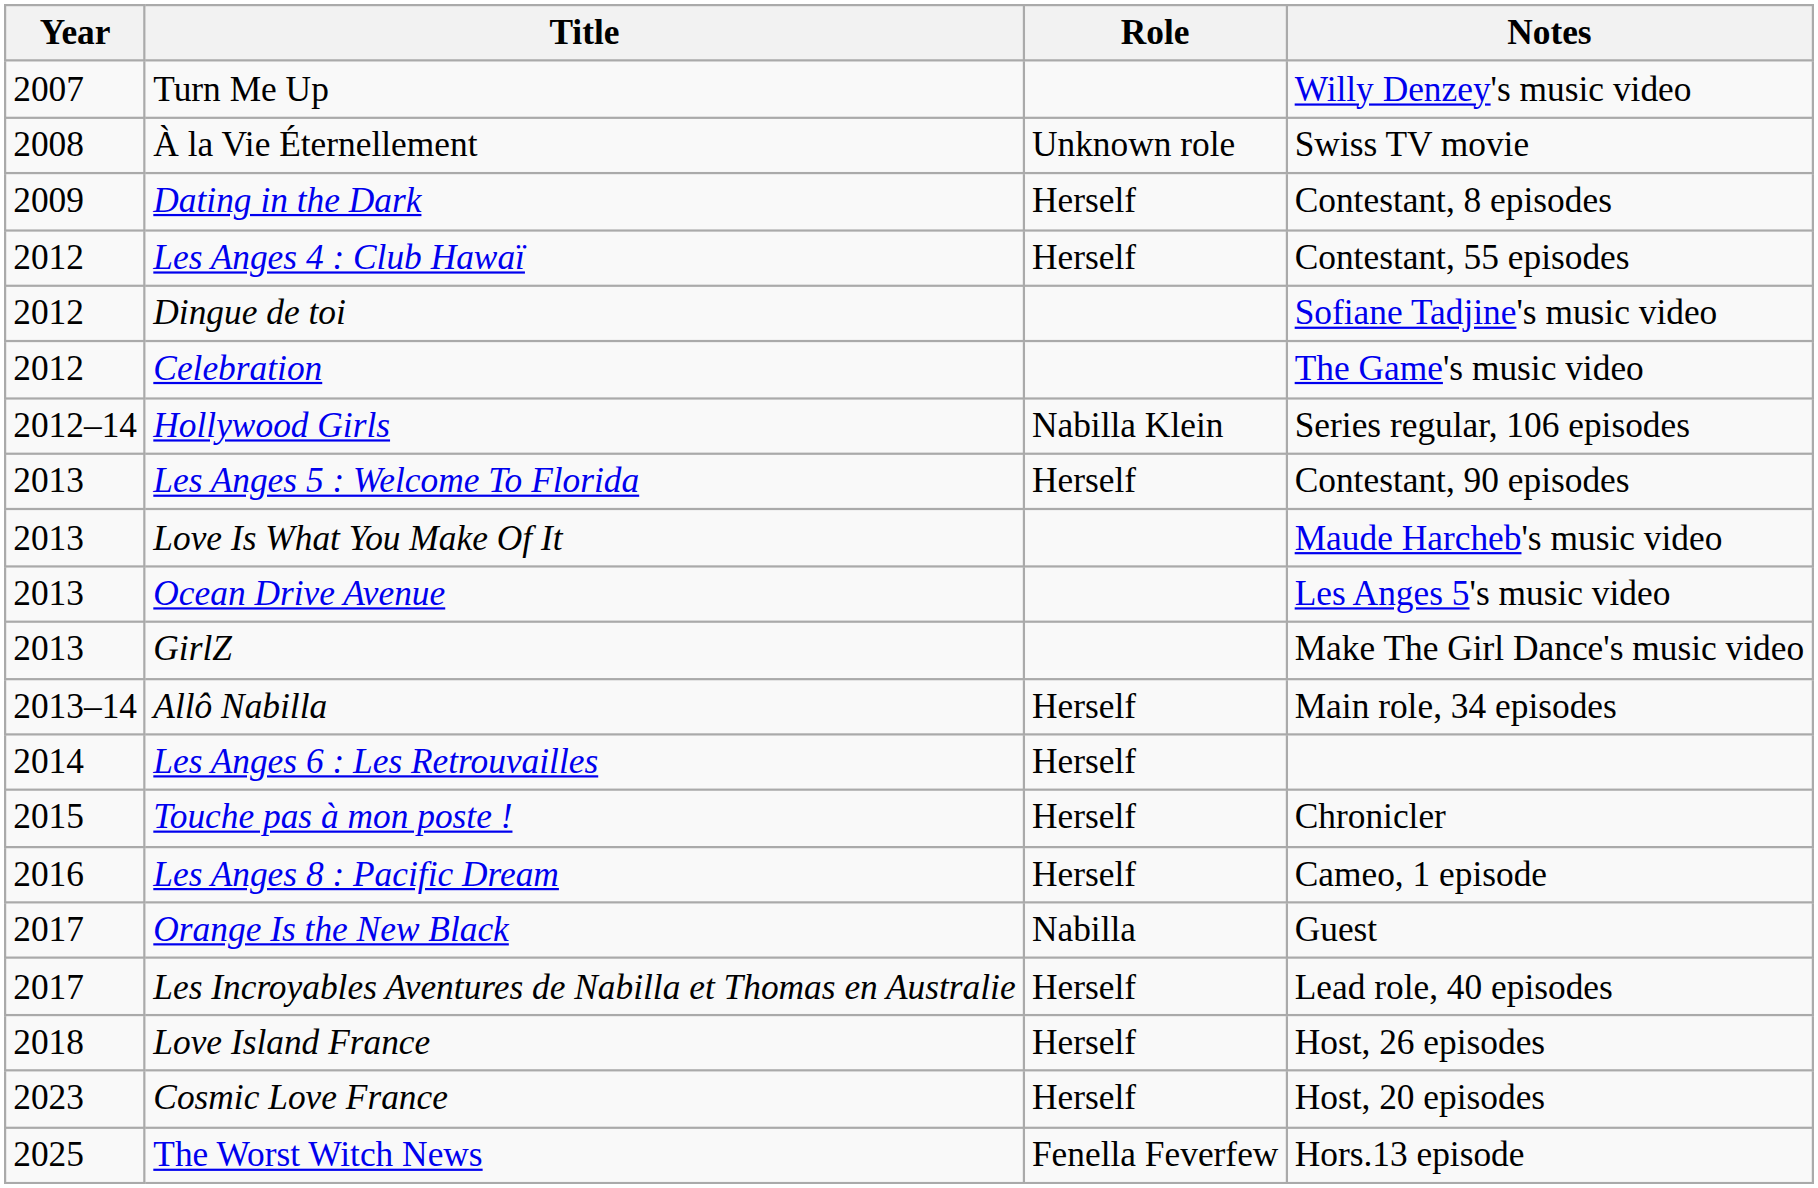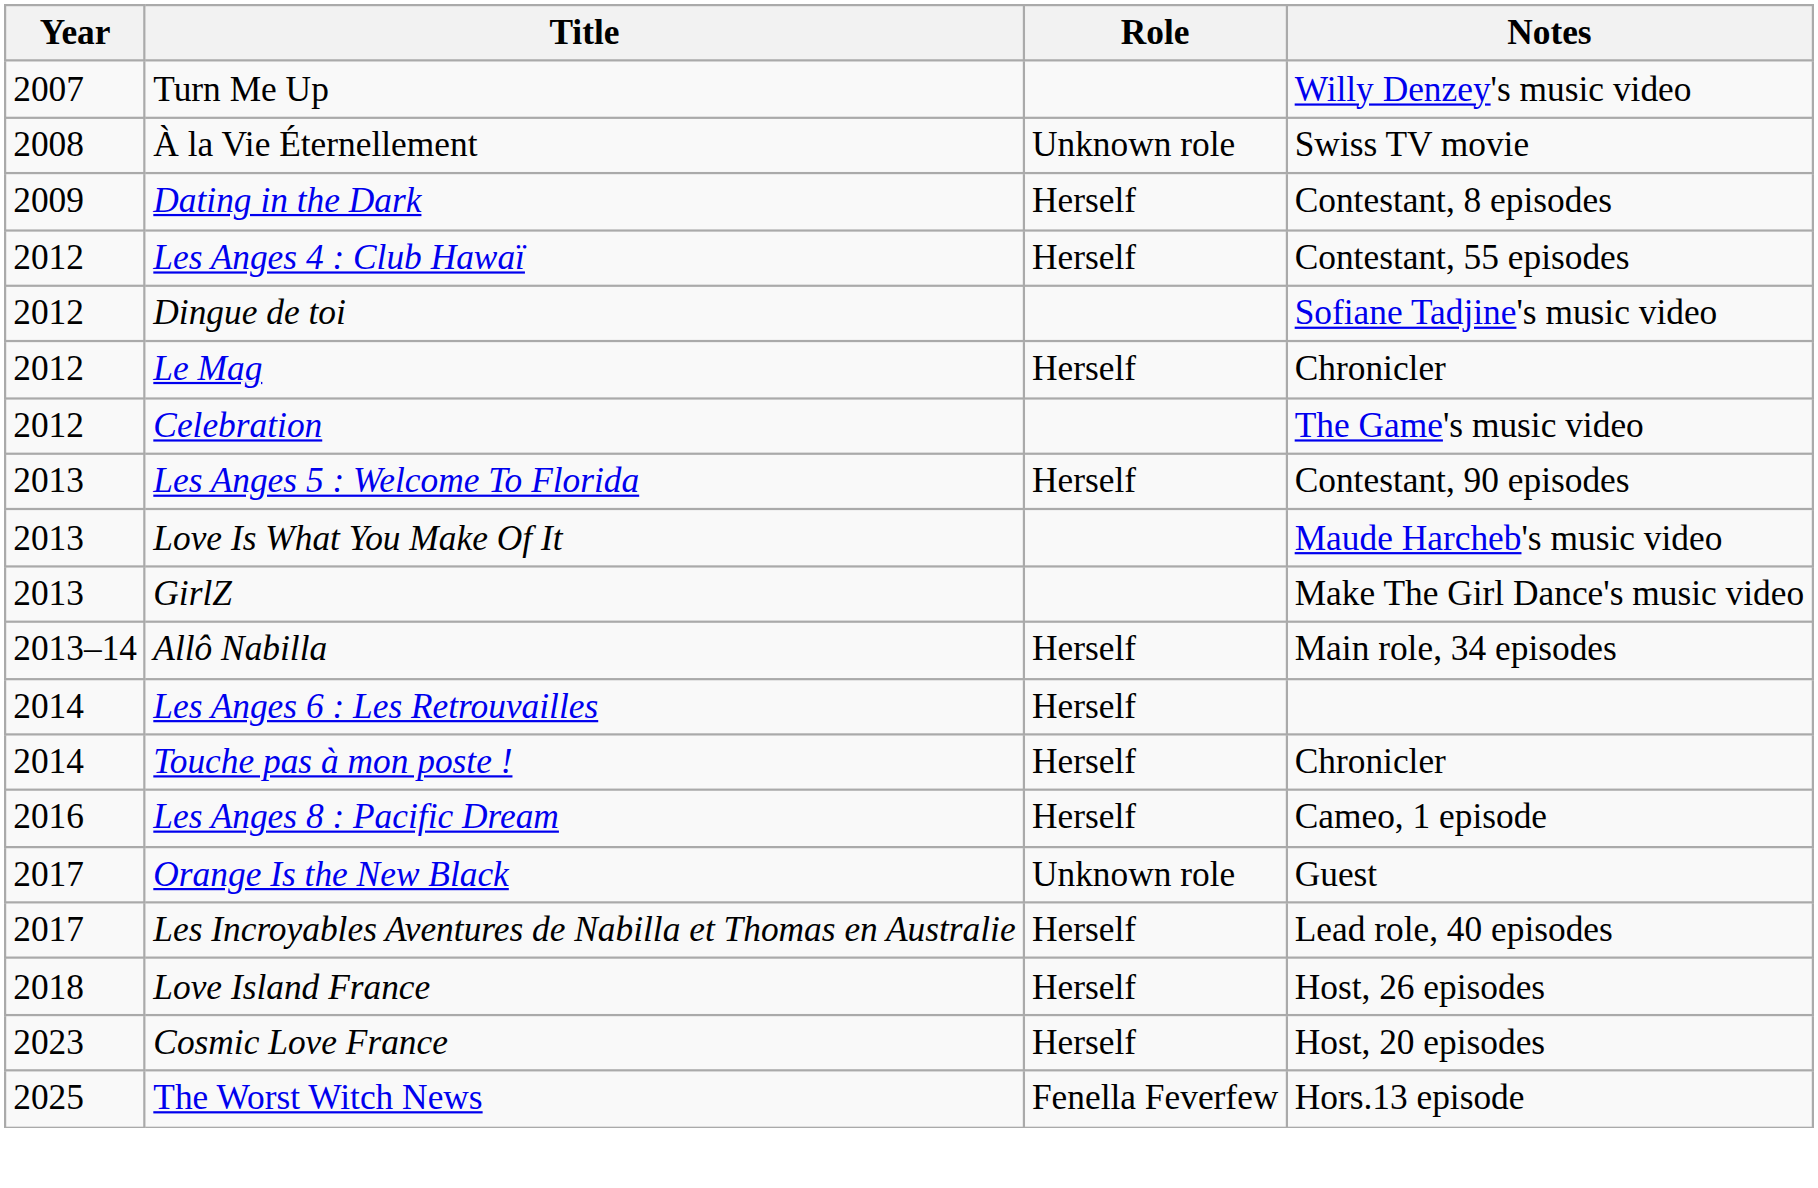+ row: (208, 369)
- row: (272, 425)
- row: (299, 593)
(49, 817) 2015 -> (49, 761) 2014
(1084, 929) Nabilla -> (1134, 873) Unknown role
